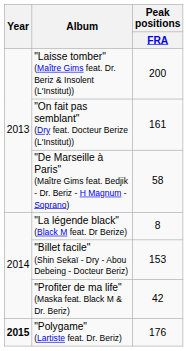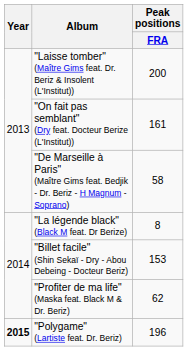(158, 299) 42 -> (158, 299) 62
(158, 332) 176 -> (158, 332) 196
